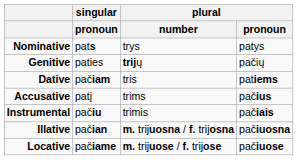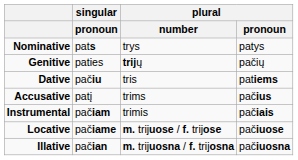(93, 79) pačiam -> (88, 79) pačiu
(88, 113) pačiu -> (93, 113) pačiam
rows swapped: (49, 146) <-> (54, 130)
